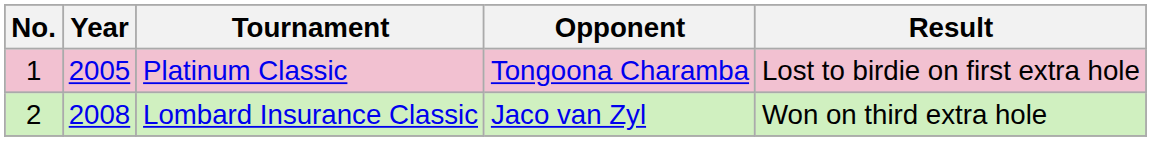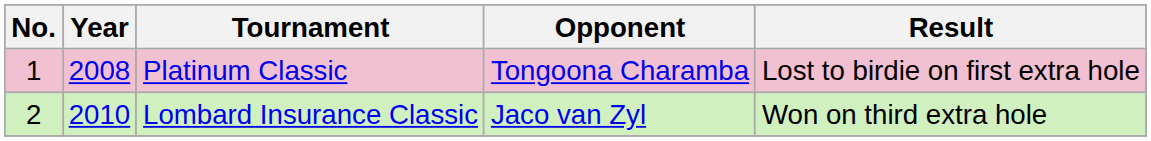(99, 71) 2005 -> (99, 71) 2008
(99, 115) 2008 -> (99, 115) 2010
